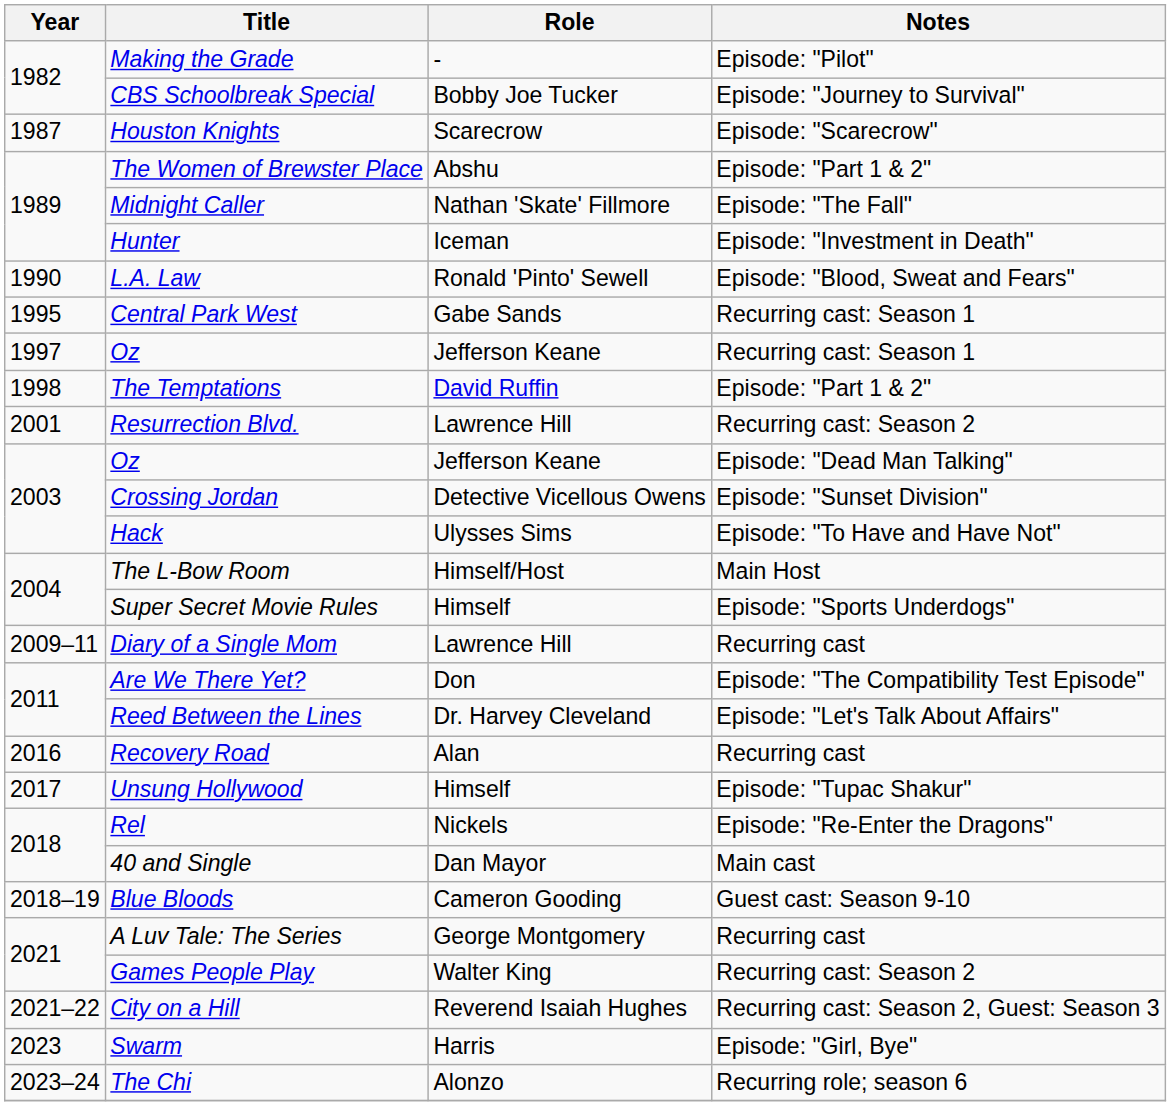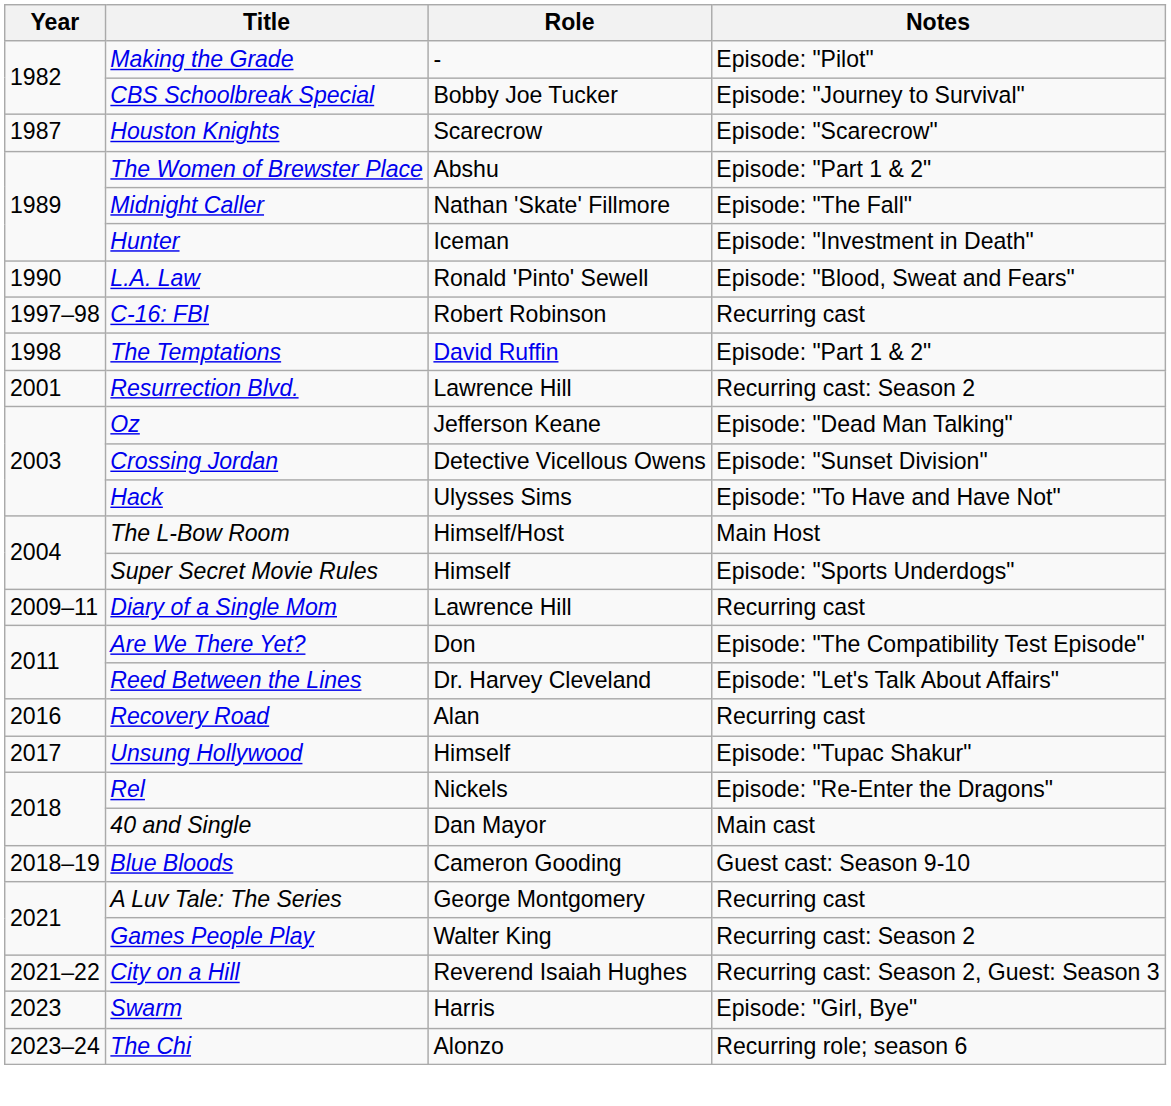- row: (204, 315)
- row: (125, 351)
+ row: (160, 315)
